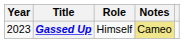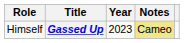columns swapped: (19, 13) <-> (114, 13)
